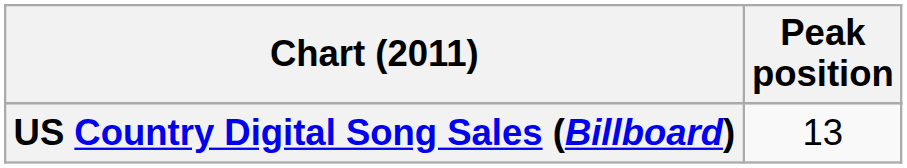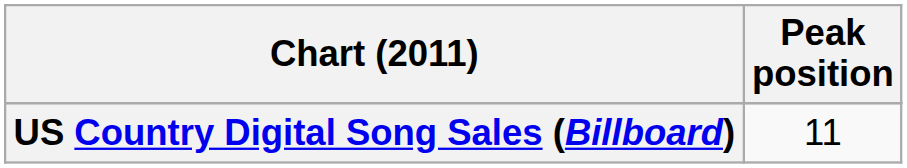(823, 132) 13 -> (823, 132) 11
